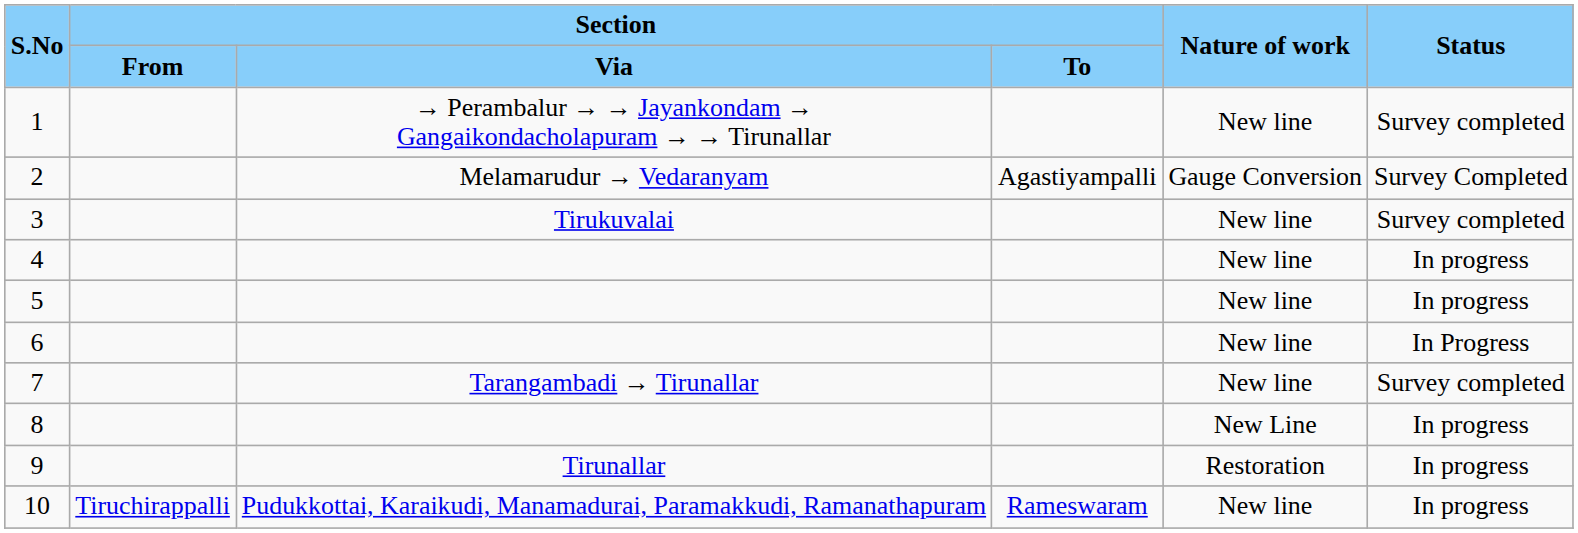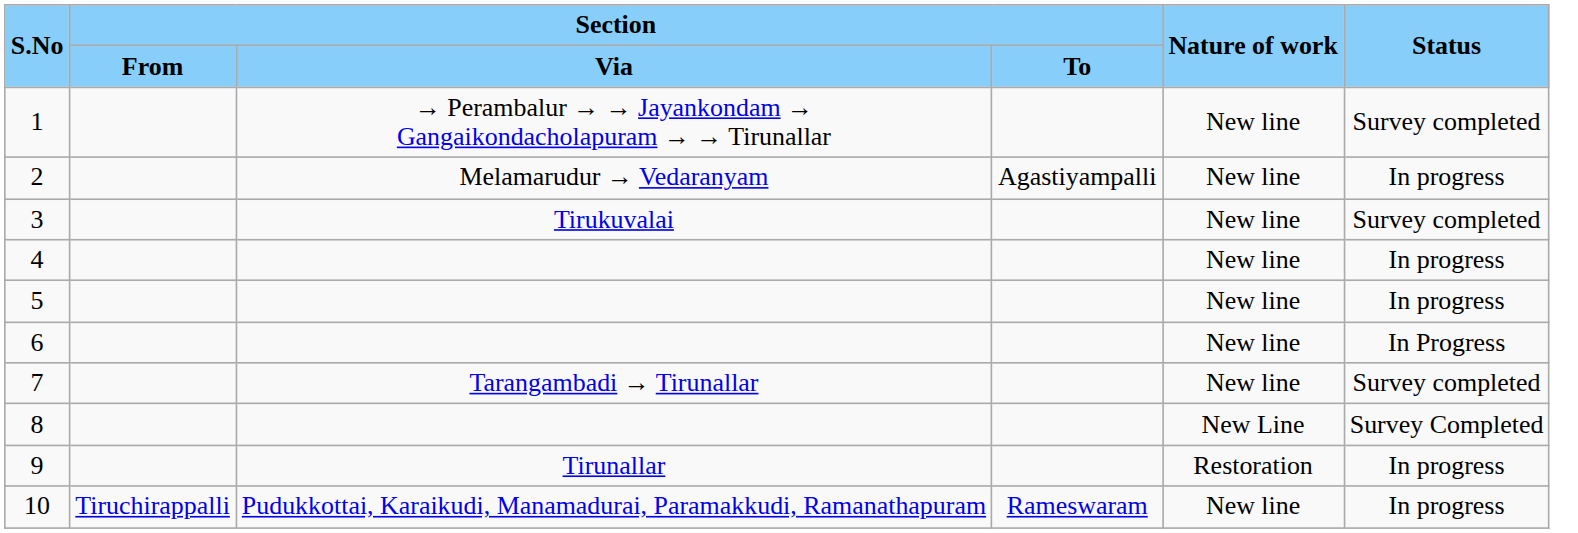(1265, 177) Gauge Conversion -> (1253, 177) New line
(1471, 177) Survey Completed -> (1447, 177) In progress
(1471, 424) In progress -> (1447, 424) Survey Completed
